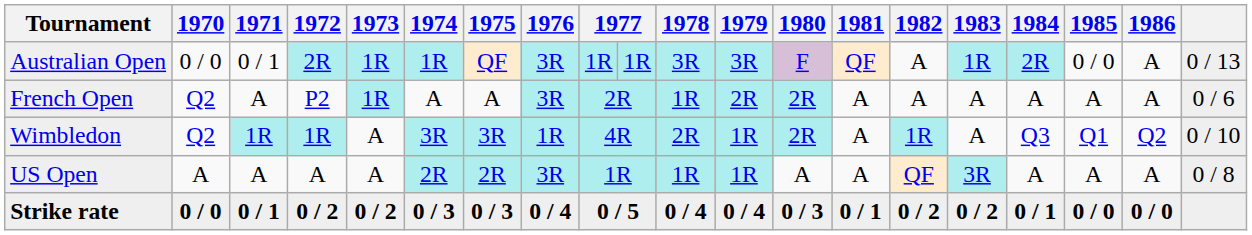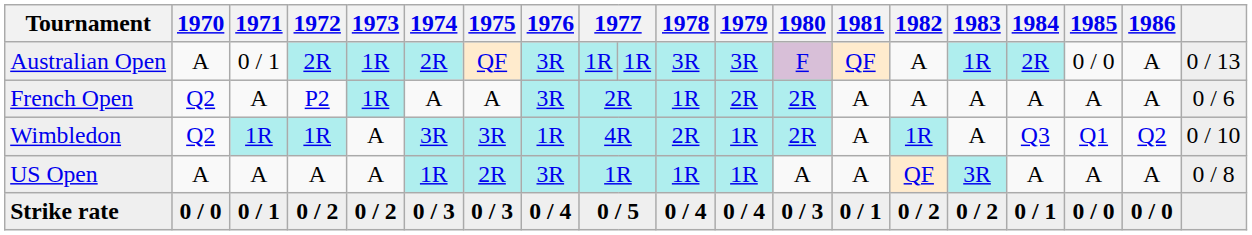(201, 60) 0 / 0 -> (201, 60) A
(434, 60) 1R -> (434, 60) 2R
(434, 173) 2R -> (434, 173) 1R
